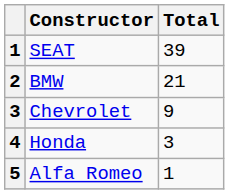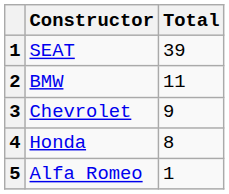(174, 82) 21 -> (174, 82) 11
(169, 143) 3 -> (169, 143) 8
